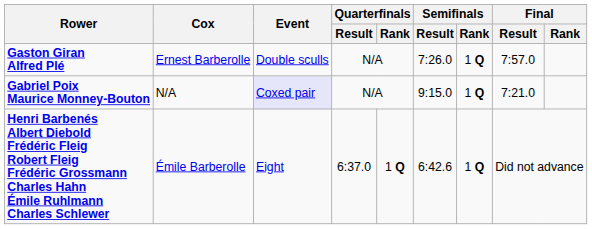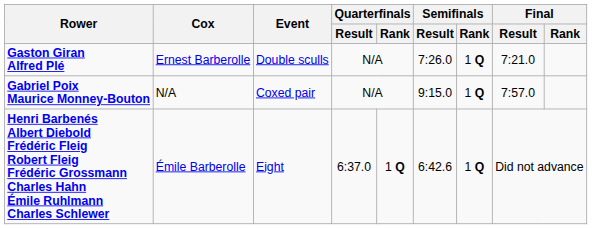(518, 60) 7:57.0 -> (518, 60) 7:21.0
(286, 93) lavender background -> (286, 93) no background
(518, 93) 7:21.0 -> (518, 93) 7:57.0
